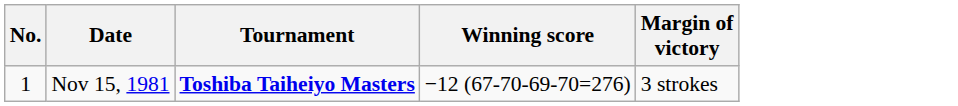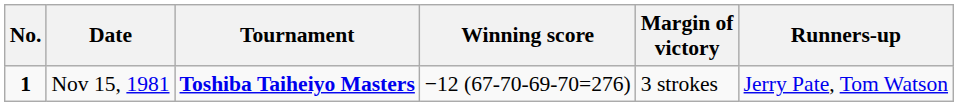+ column: (846, 35)
(26, 83) normal -> (26, 83) bold
